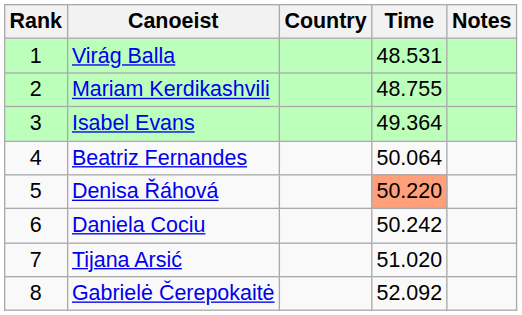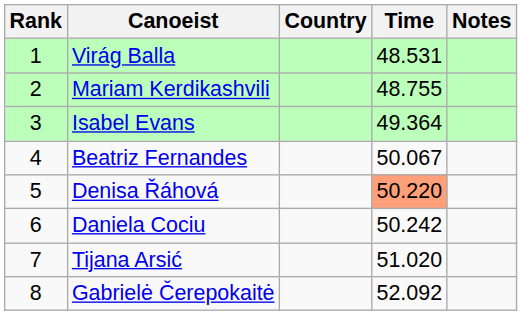(409, 157) 50.064 -> (409, 157) 50.067
